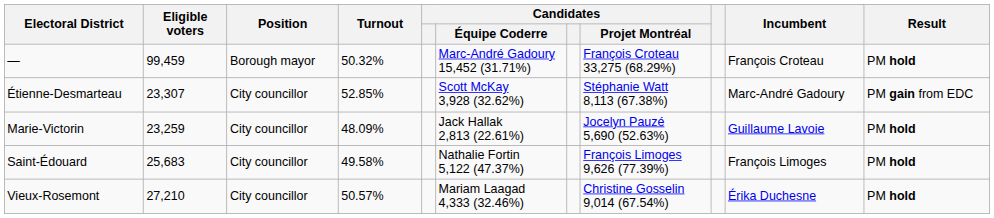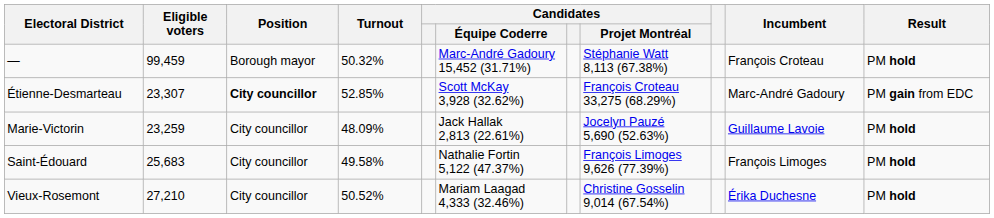(631, 61) François Croteau 33,275 (68.29%) -> (626, 61) Stéphanie Watt 8,113 (67.38%)
(269, 94) normal -> (273, 94) bold
(626, 94) Stéphanie Watt 8,113 (67.38%) -> (631, 94) François Croteau 33,275 (68.29%)
(362, 196) 50.57% -> (362, 196) 50.52%
